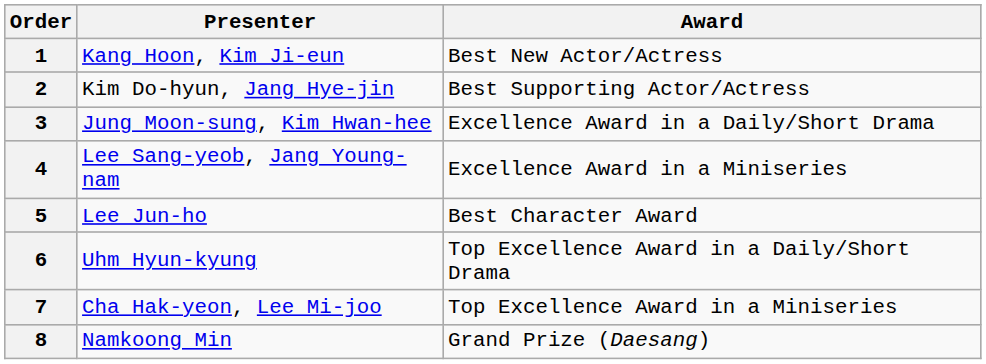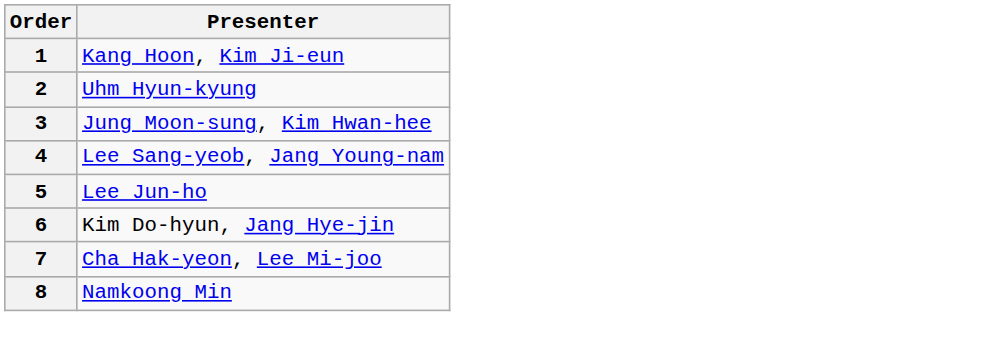- column: (712, 22)
(238, 90) Kim Do-hyun, Jang Hye-jin -> (169, 90) Uhm Hyun-kyung
(169, 261) Uhm Hyun-kyung -> (238, 225) Kim Do-hyun, Jang Hye-jin
